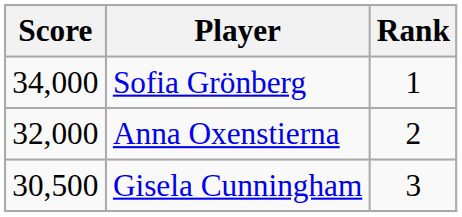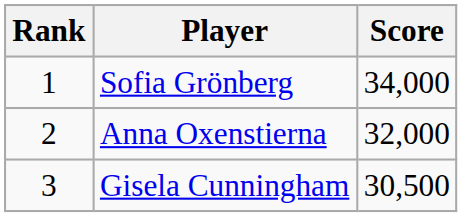columns swapped: (413, 30) <-> (55, 30)
